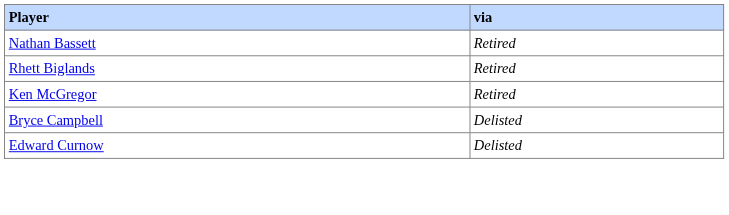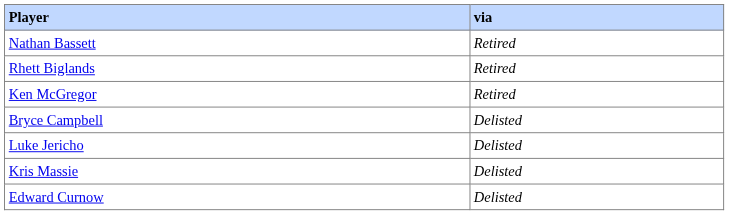+ row: (46, 145)
+ row: (43, 171)
